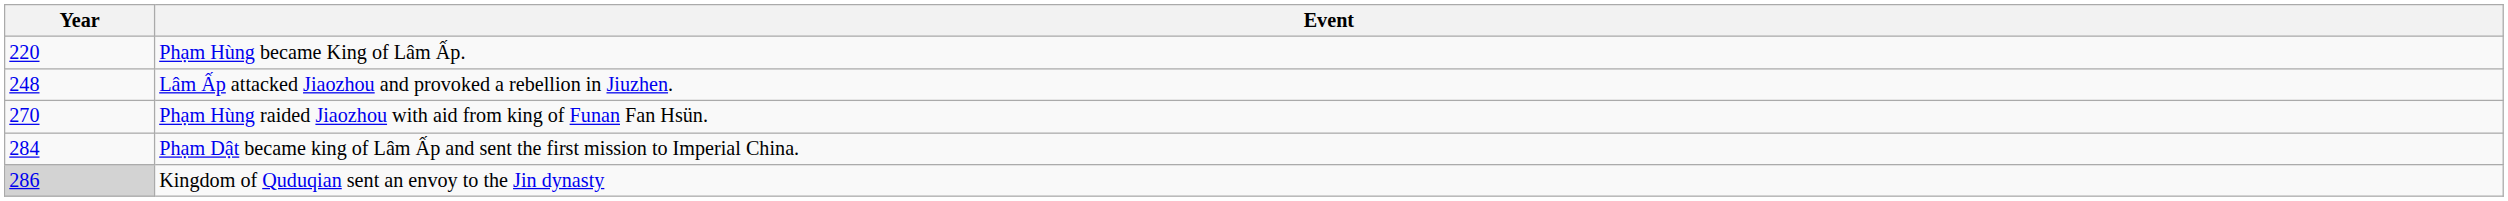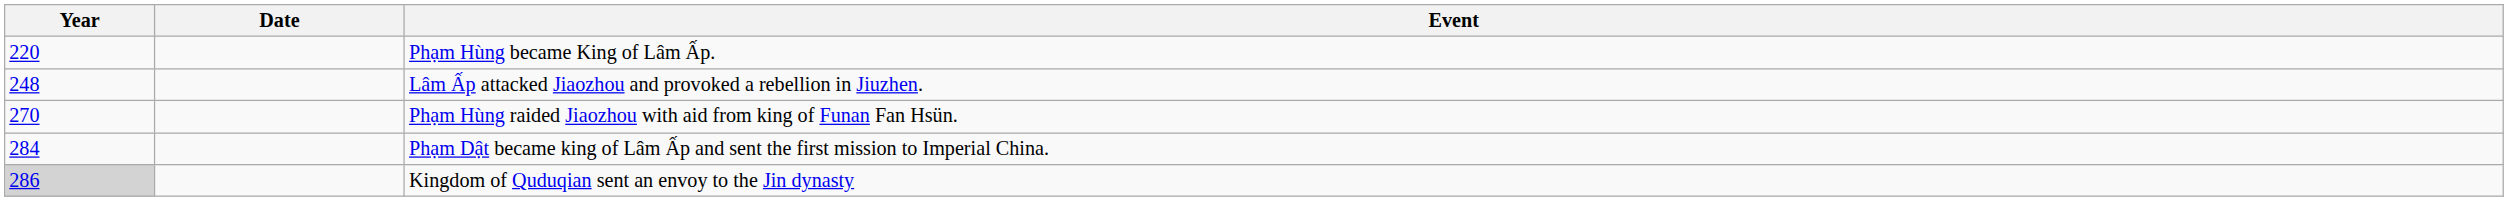+ column: (279, 20)
